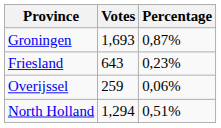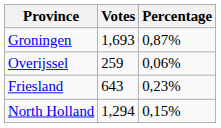rows swapped: (36, 63) <-> (38, 87)
(161, 110) 0,51% -> (161, 110) 0,15%
